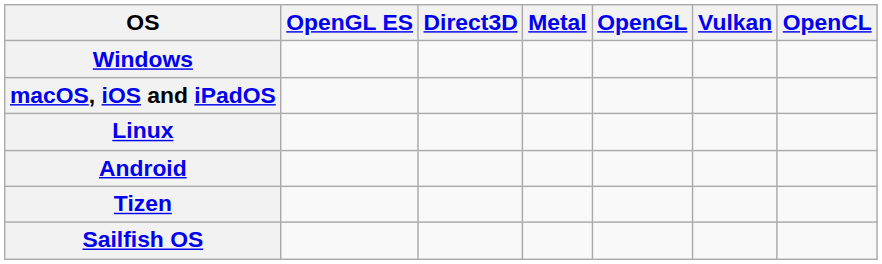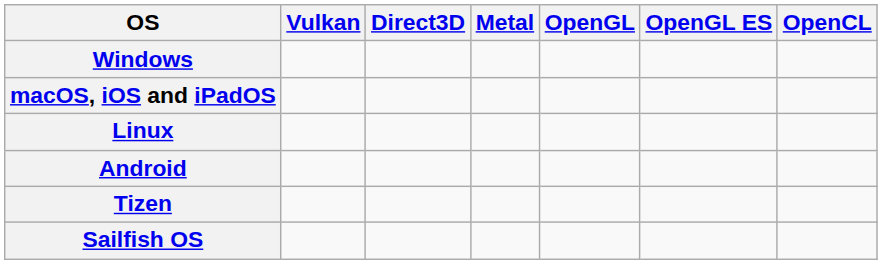columns swapped: (735, 22) <-> (350, 22)
